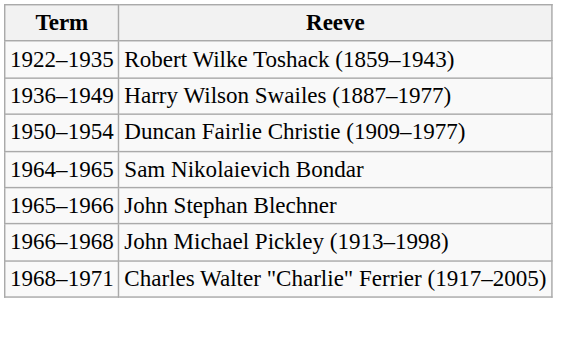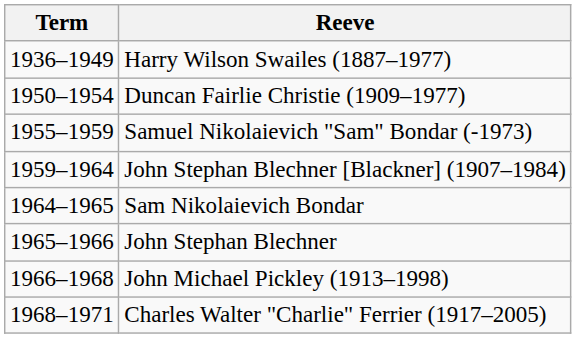- row: (289, 59)
+ row: (328, 132)
+ row: (345, 168)
